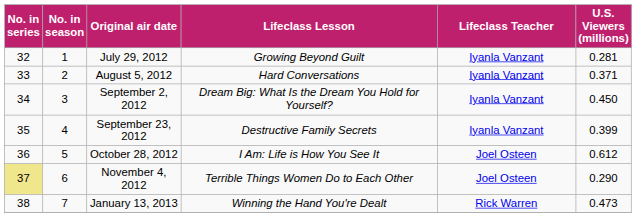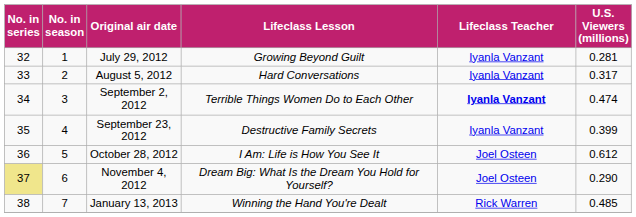(603, 75) 0.371 -> (603, 75) 0.317
(309, 99) Dream Big: What Is the Dream You Hold for Yourself? -> (309, 99) Terrible Things Women Do to Each Other
(506, 99) normal -> (506, 99) bold
(603, 99) 0.450 -> (603, 99) 0.474
(309, 179) Terrible Things Women Do to Each Other -> (309, 179) Dream Big: What Is the Dream You Hold for Yourself?
(603, 203) 0.473 -> (603, 203) 0.485
